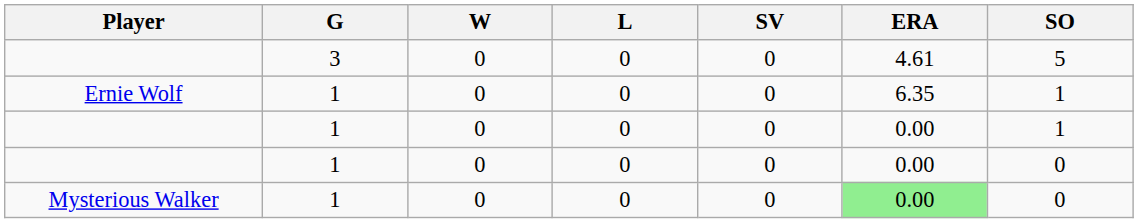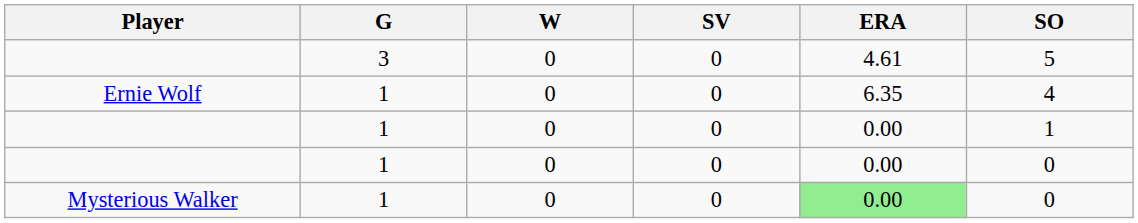- column: (625, 22)
(1060, 93) 1 -> (1049, 93) 4
